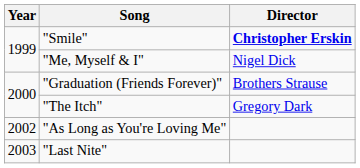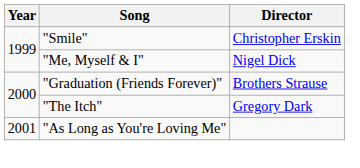(292, 38) bold -> (287, 38) normal
(22, 128) 2002 -> (22, 128) 2001
- row: (75, 151)
